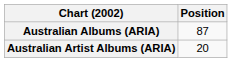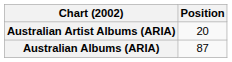rows swapped: (91, 31) <-> (91, 48)
